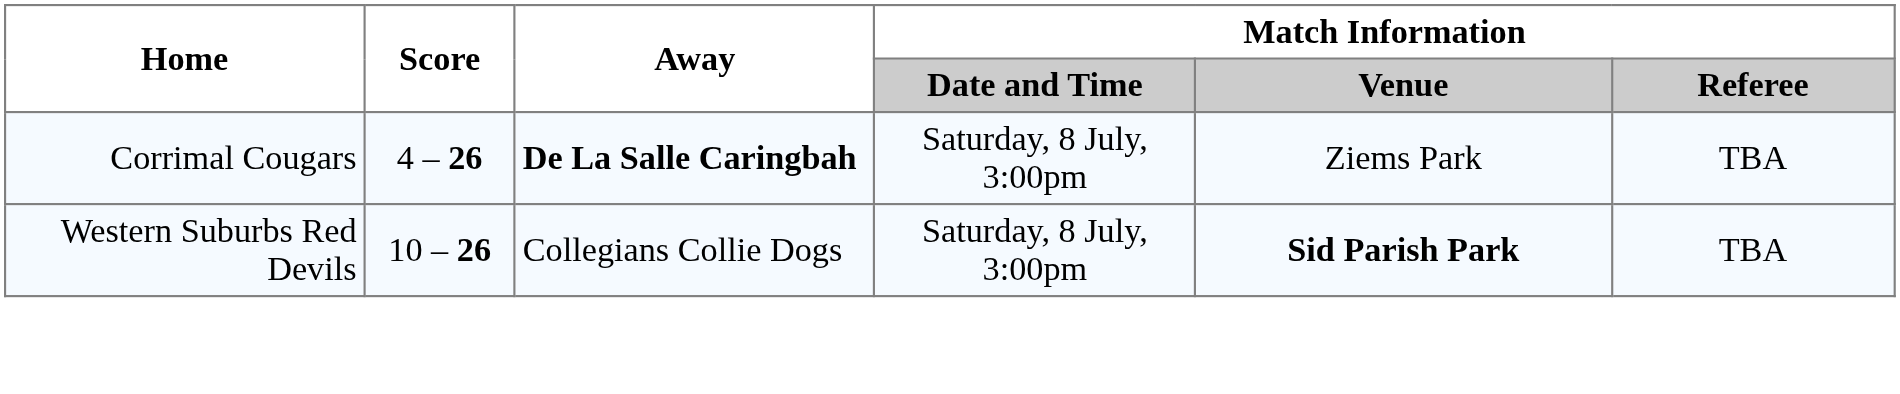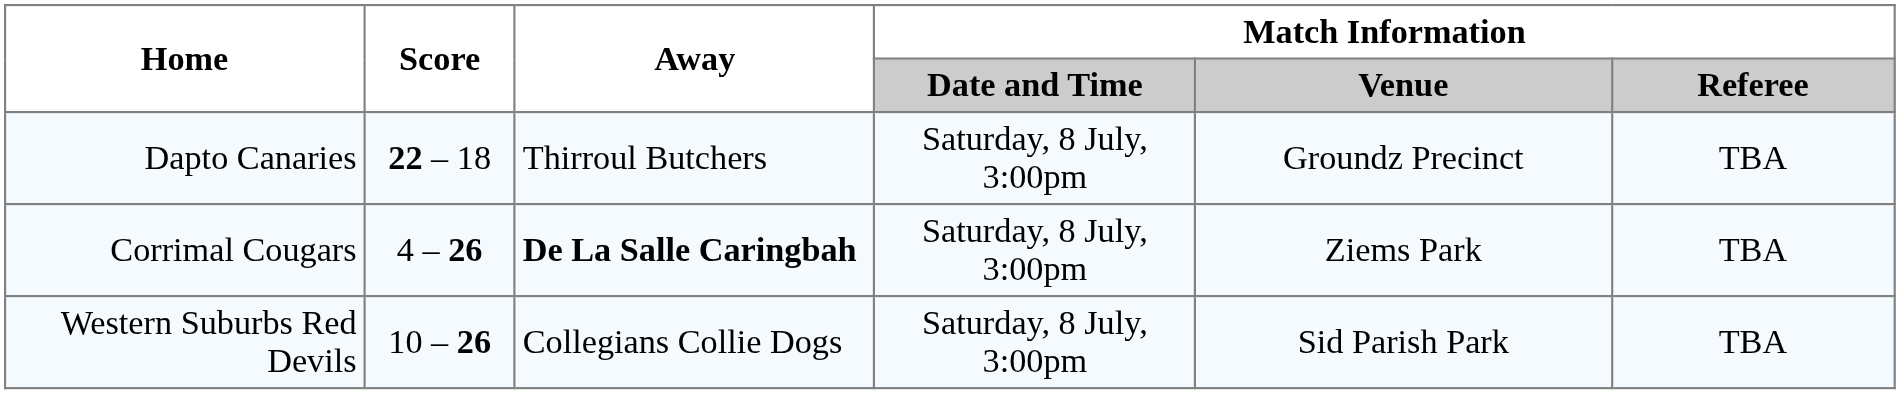+ row: (251, 157)
(1403, 249) bold -> (1403, 341) normal
